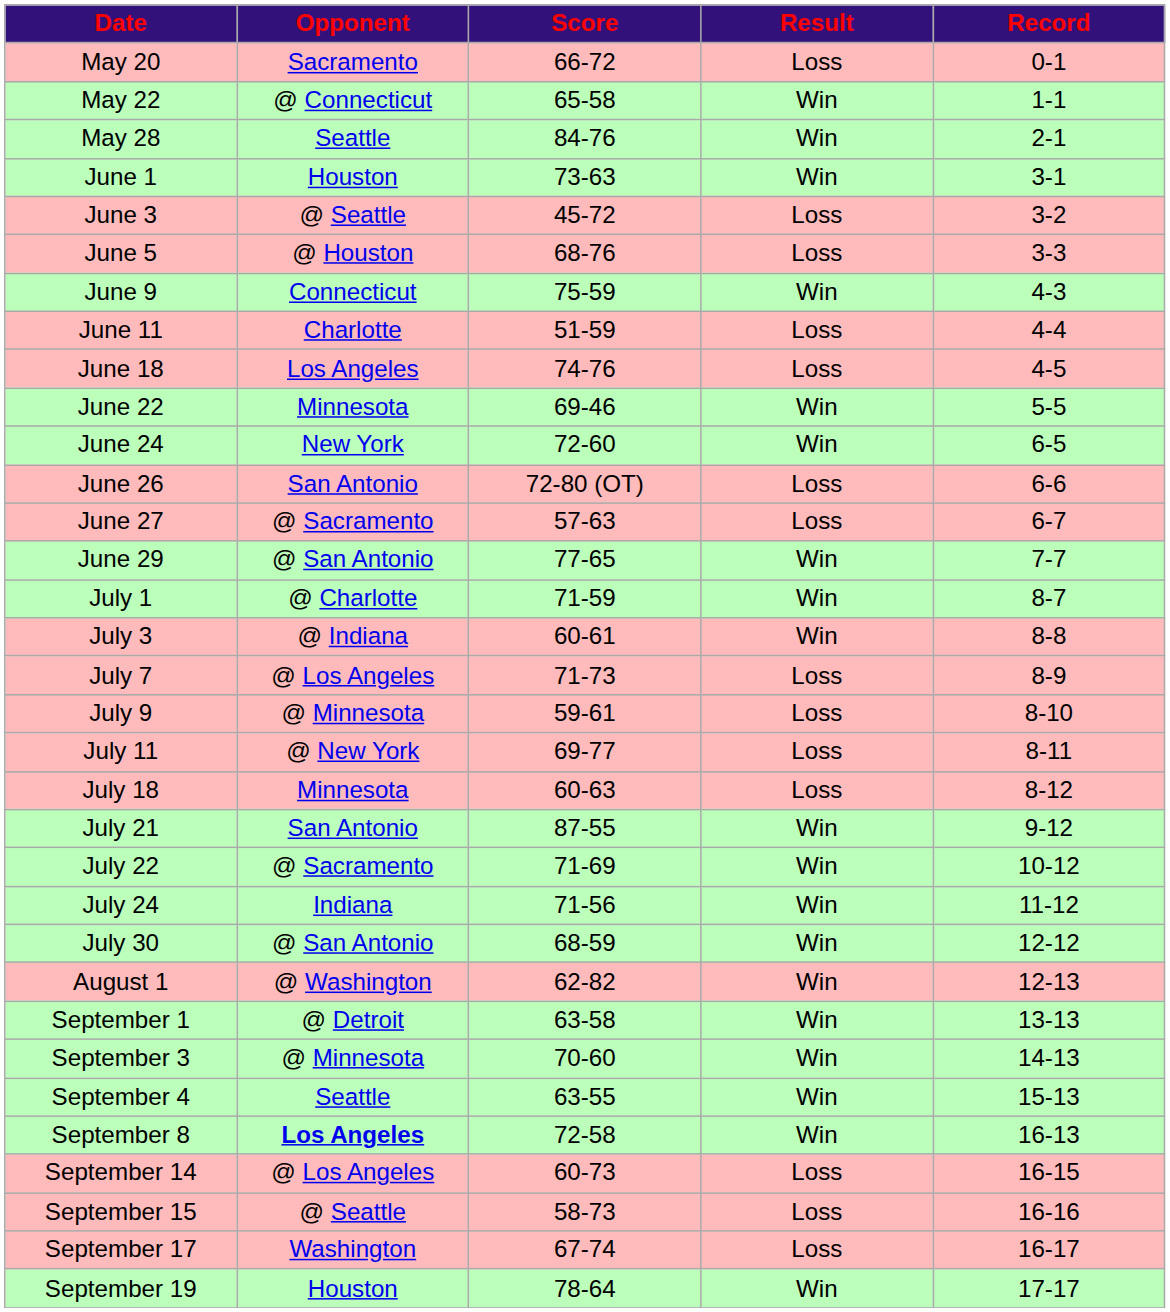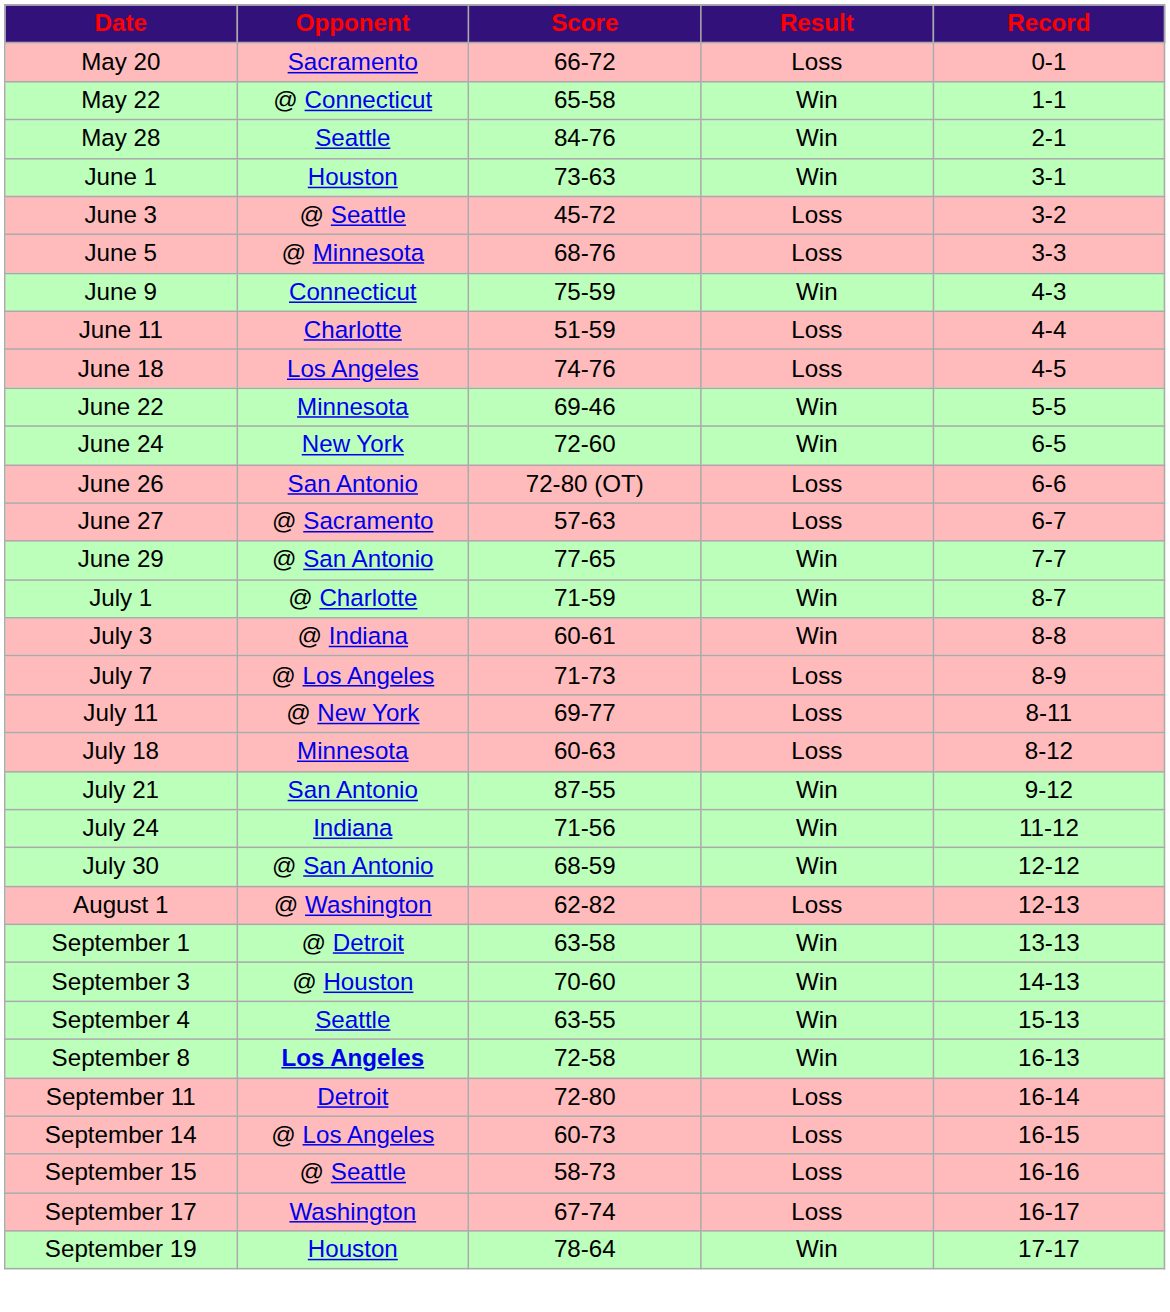(353, 253) @ Houston -> (353, 253) @ Minnesota
- row: (121, 713)
- row: (121, 866)
(817, 981) Win -> (817, 904) Loss
(353, 1058) @ Minnesota -> (353, 981) @ Houston
+ row: (121, 1096)
